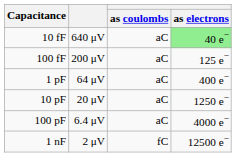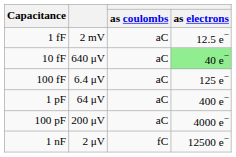+ row: (57, 37)
(88, 58) 200 μV -> (89, 79) 6.4 μV
- row: (53, 100)
(89, 120) 6.4 μV -> (88, 120) 200 μV
